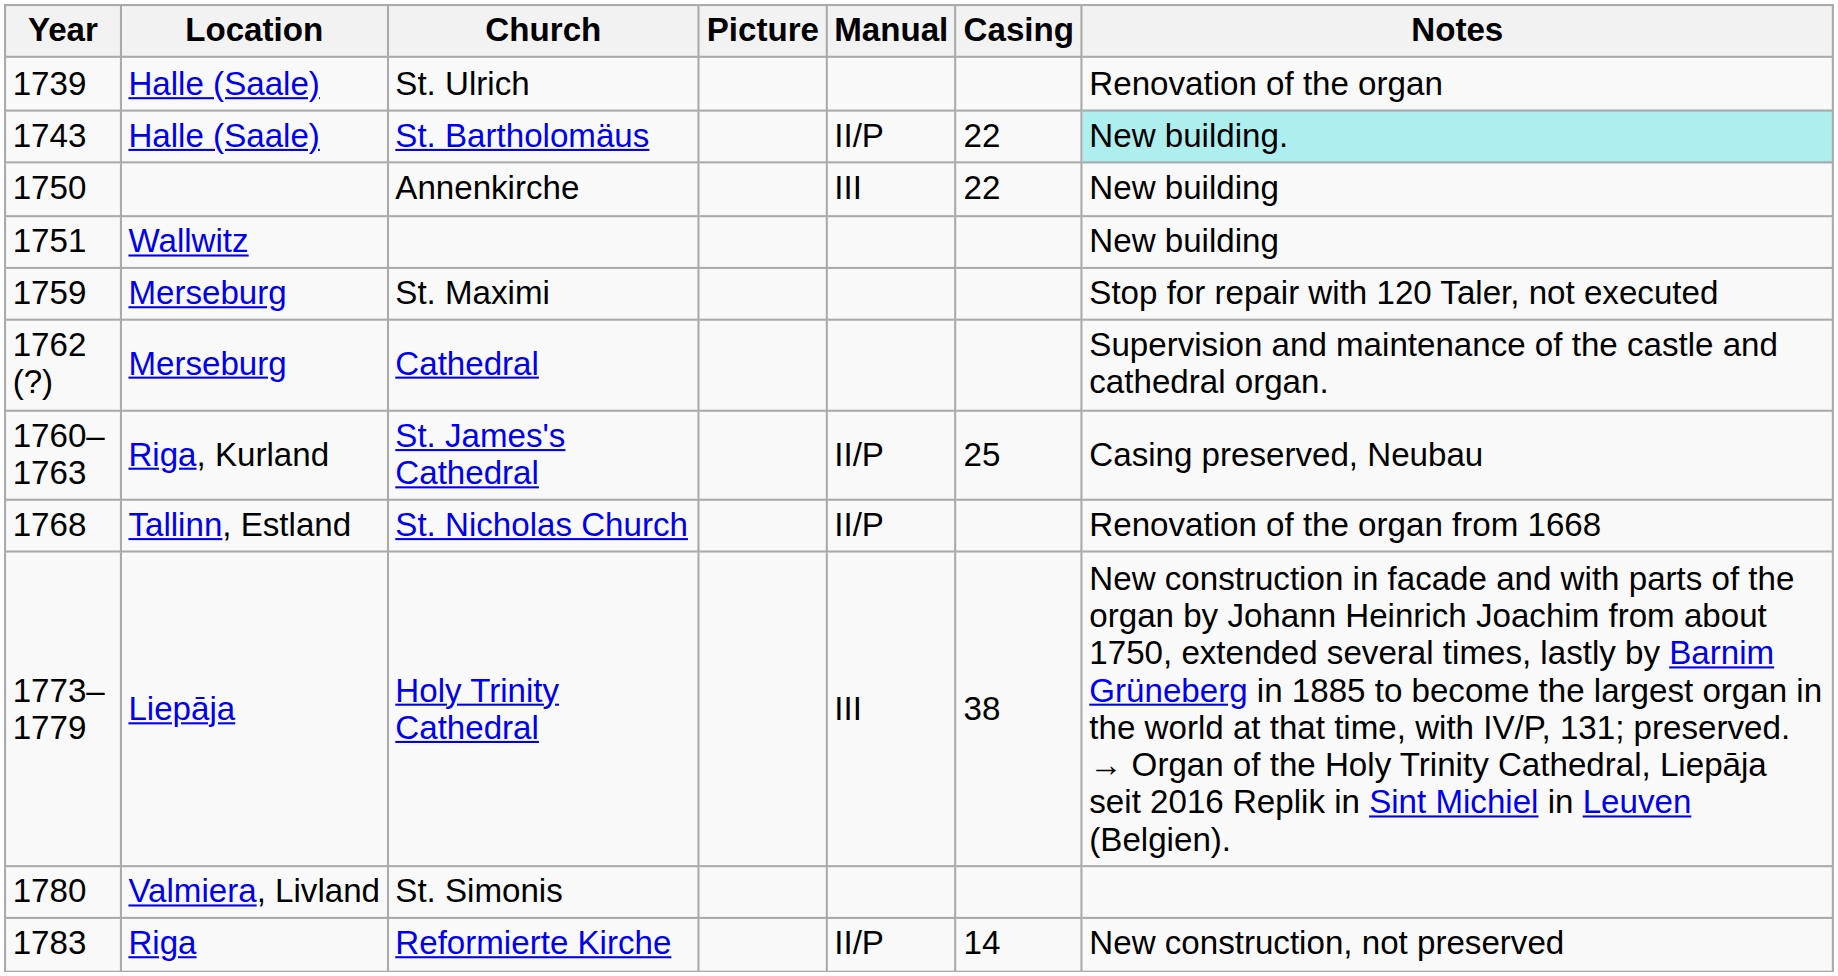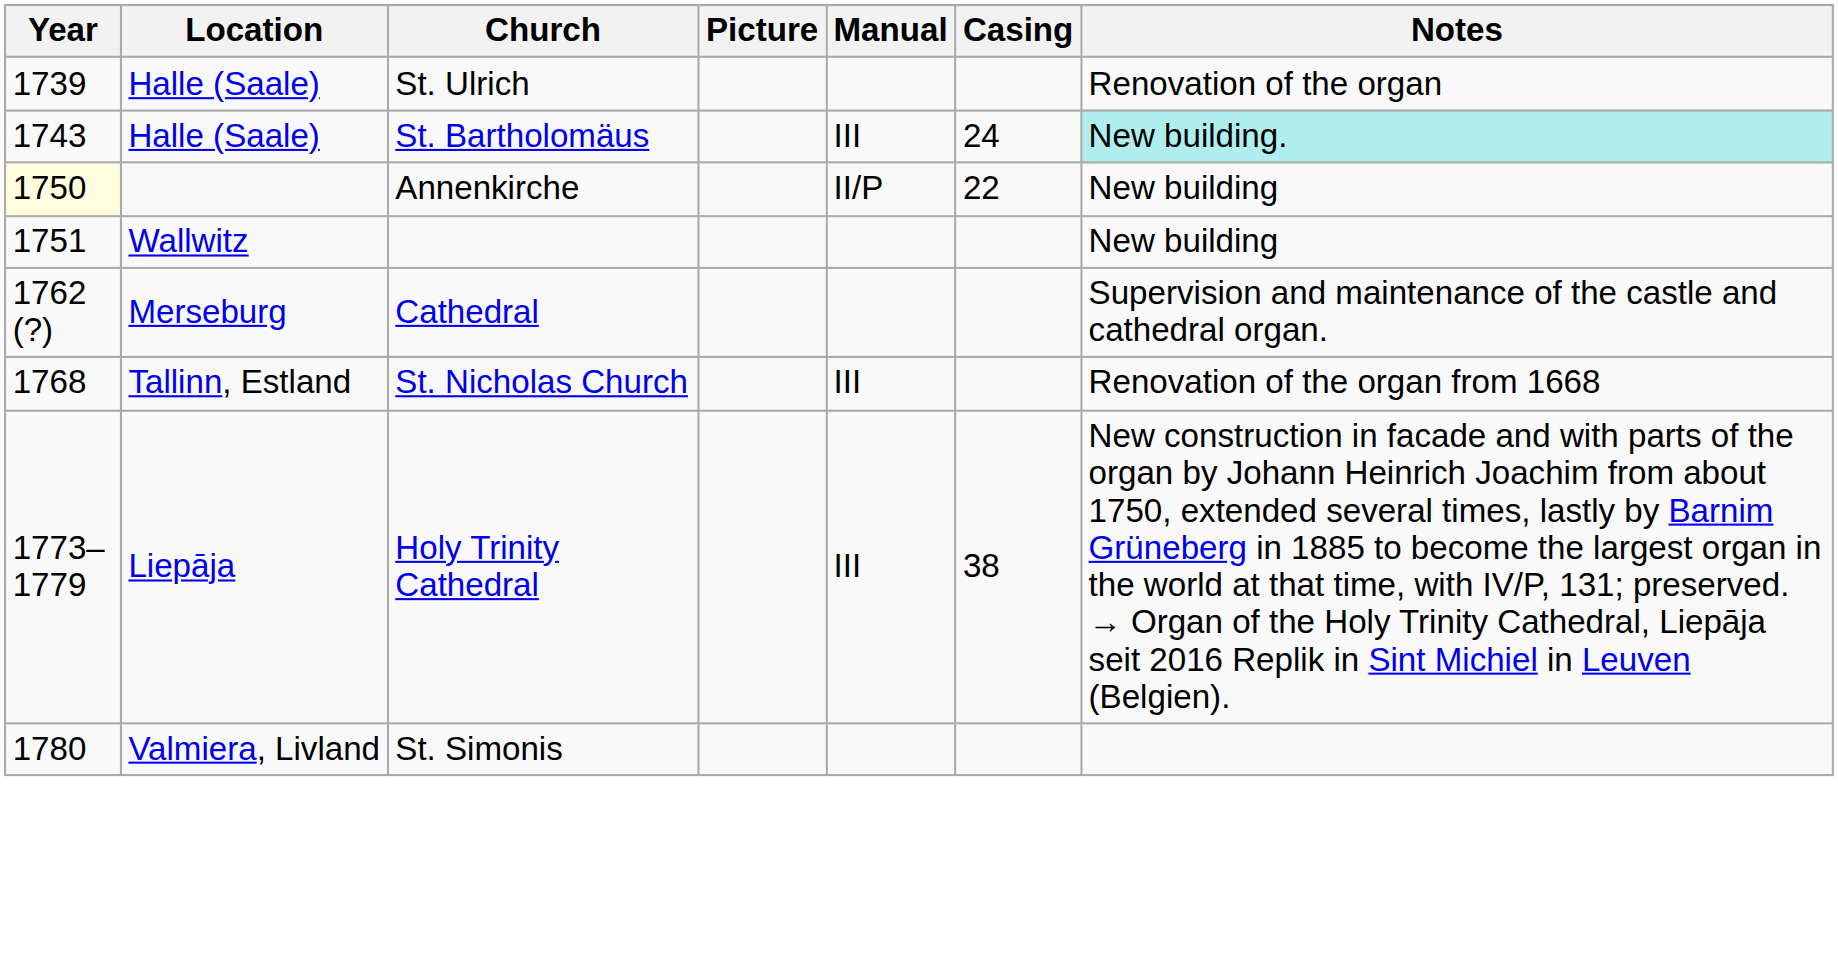(859, 135) II/P -> (847, 135) III
(982, 135) 22 -> (981, 135) 24
(50, 188) no background -> (50, 188) lightyellow background
(848, 188) III -> (858, 188) II/P
- row: (473, 293)
- row: (480, 454)
(859, 525) II/P -> (847, 383) III
- row: (533, 943)
